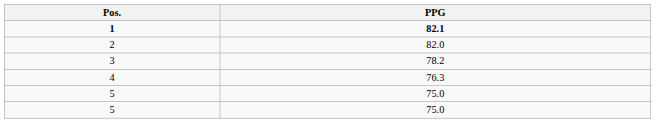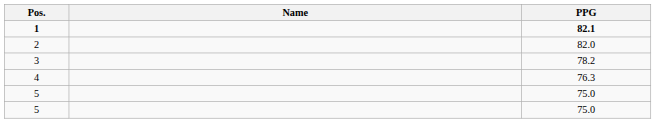+ column: (295, 12)
